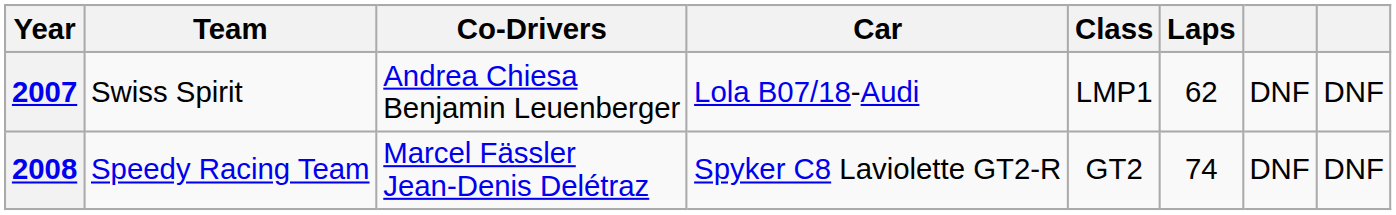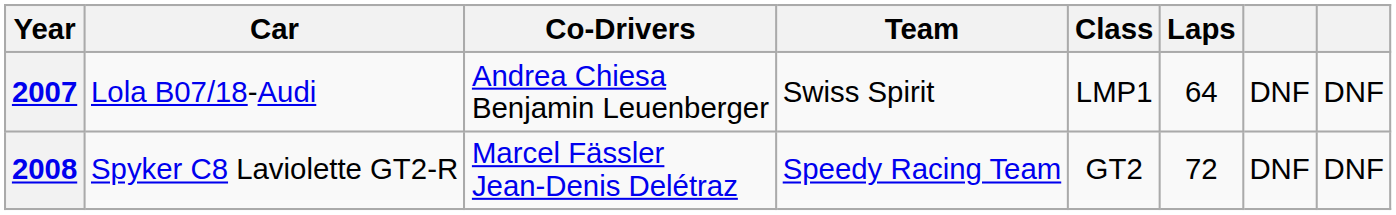columns swapped: (230, 29) <-> (878, 29)
(1201, 91) 62 -> (1201, 91) 64
(1201, 170) 74 -> (1201, 170) 72
